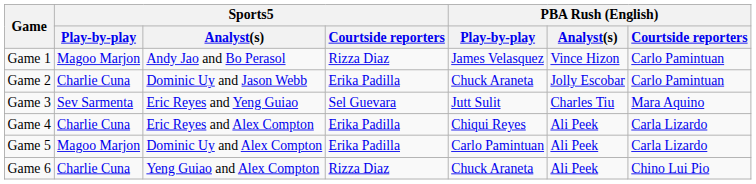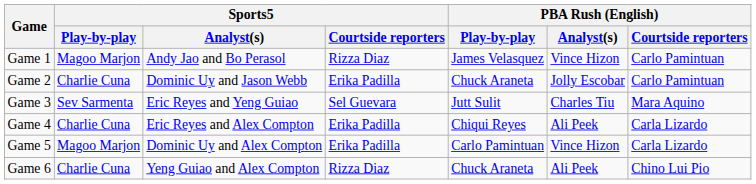(574, 146) Ali Peek -> (585, 146) Vince Hizon
